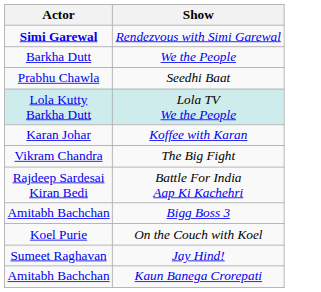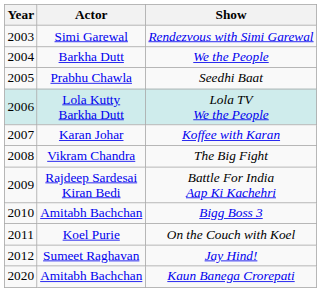+ column: (21, 15)
(59, 36) bold -> (91, 36) normal
